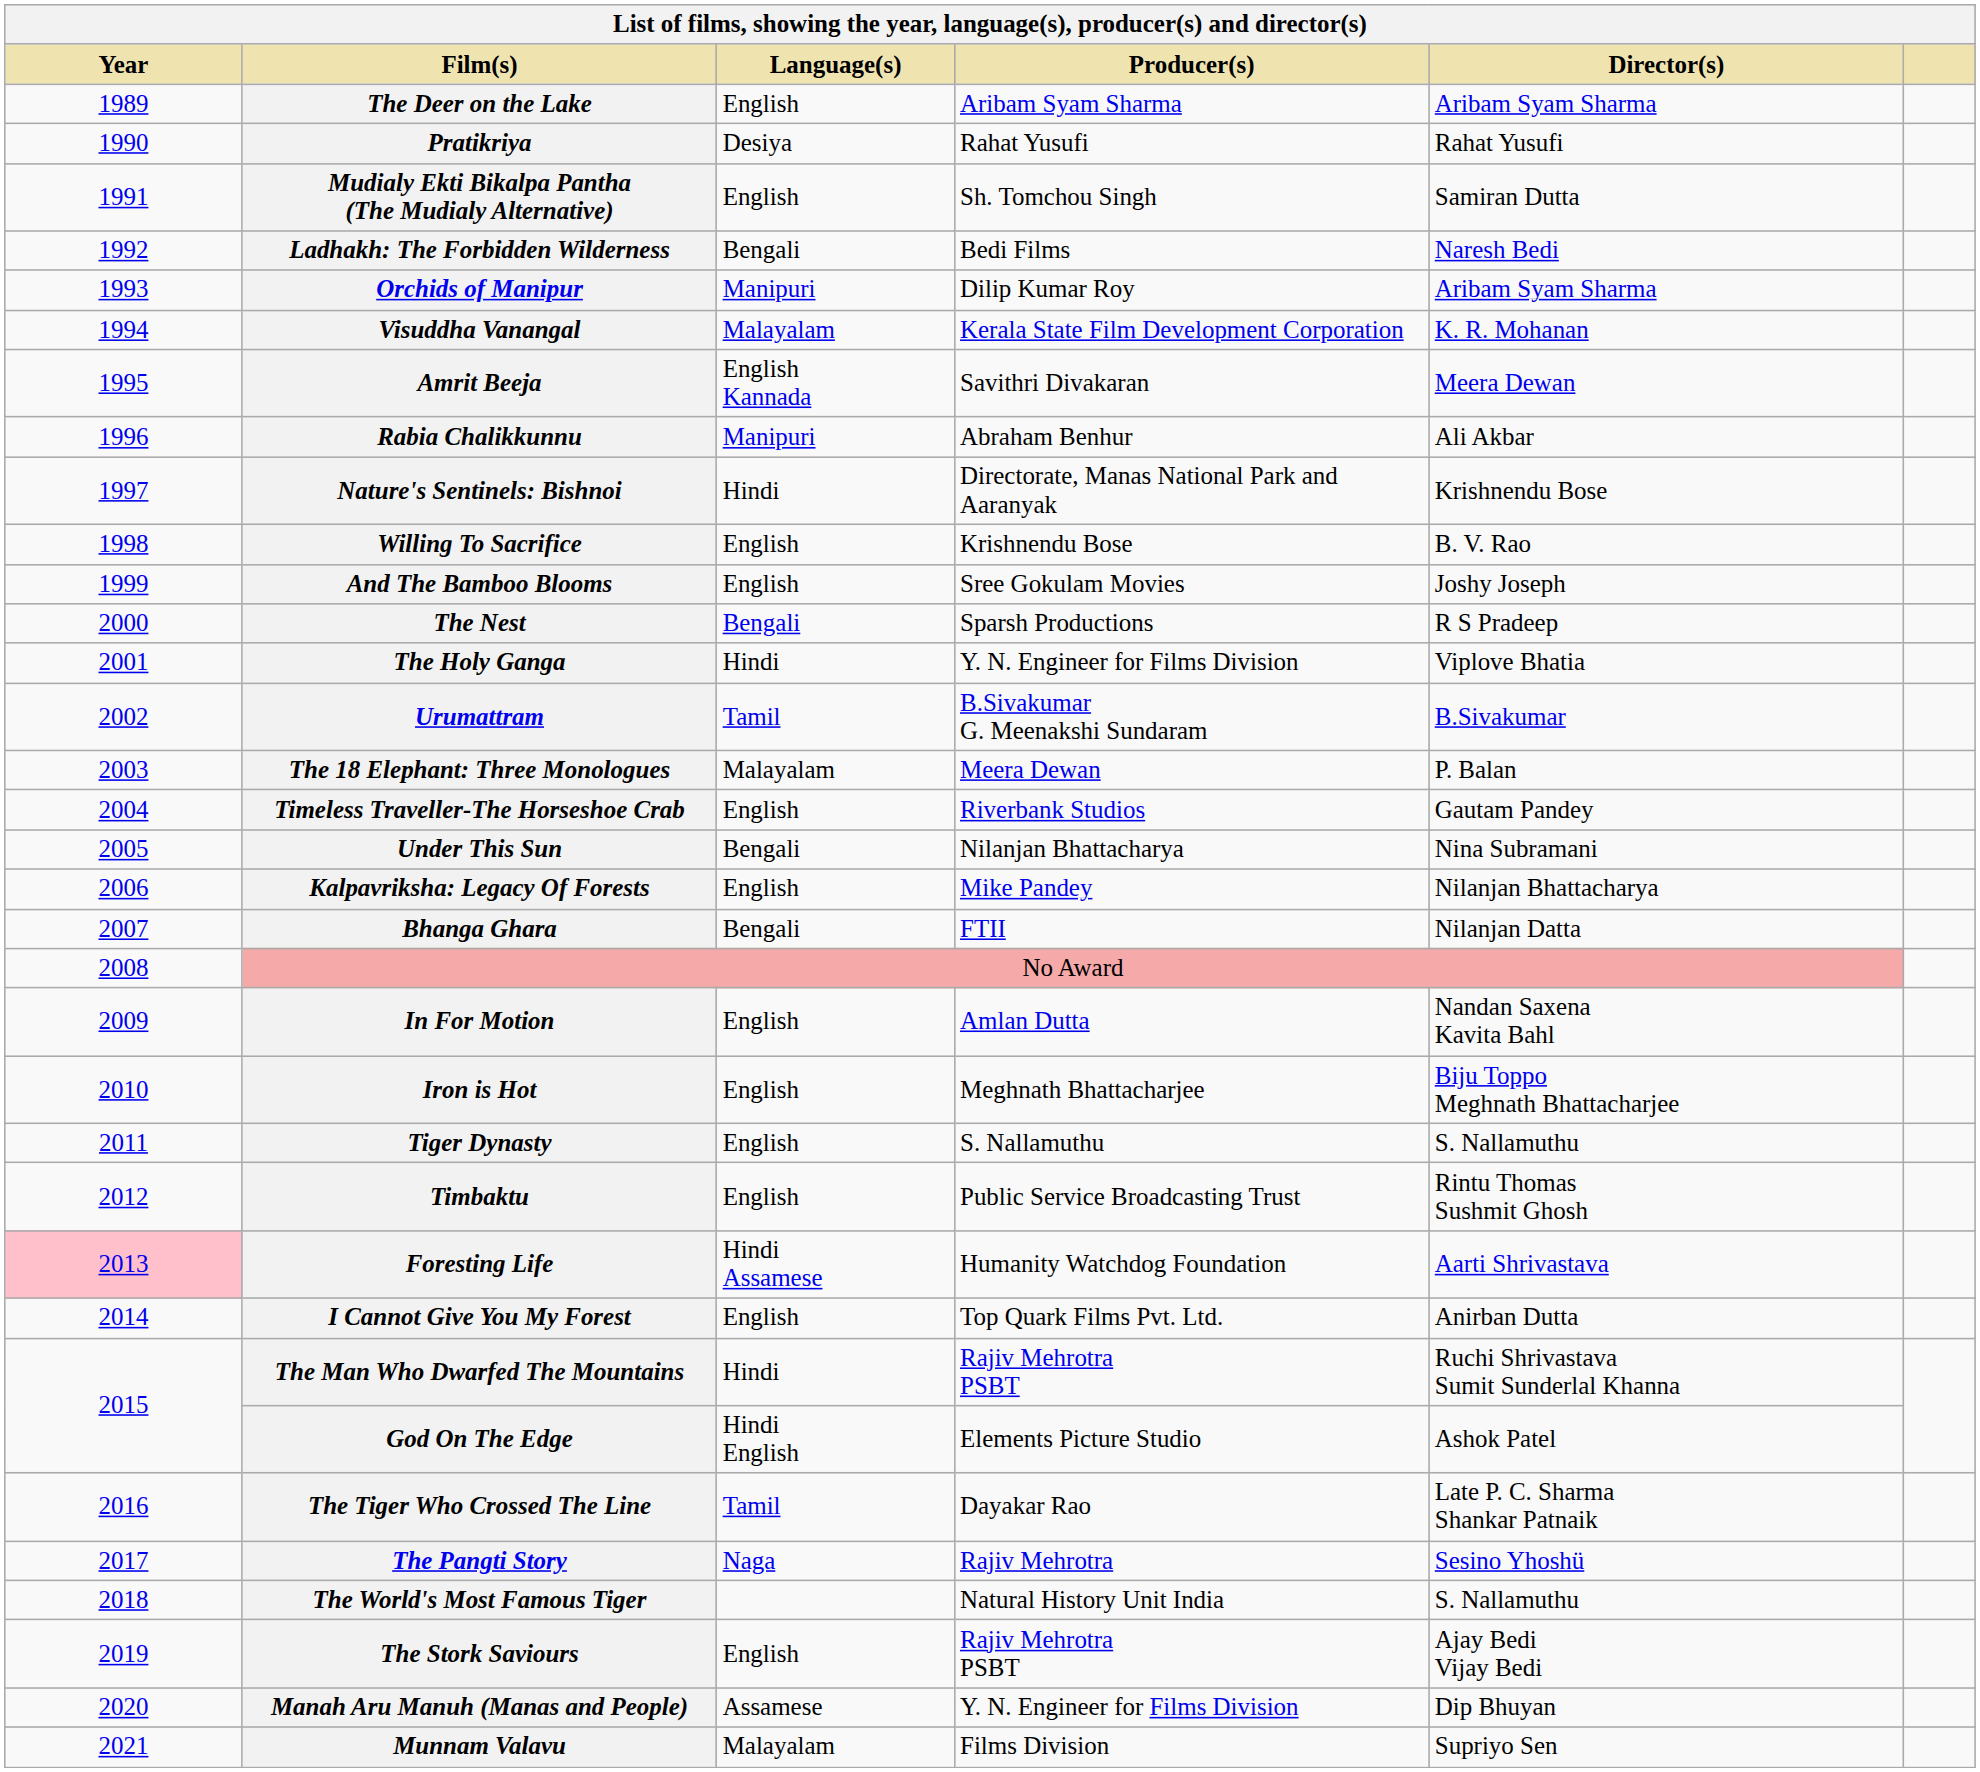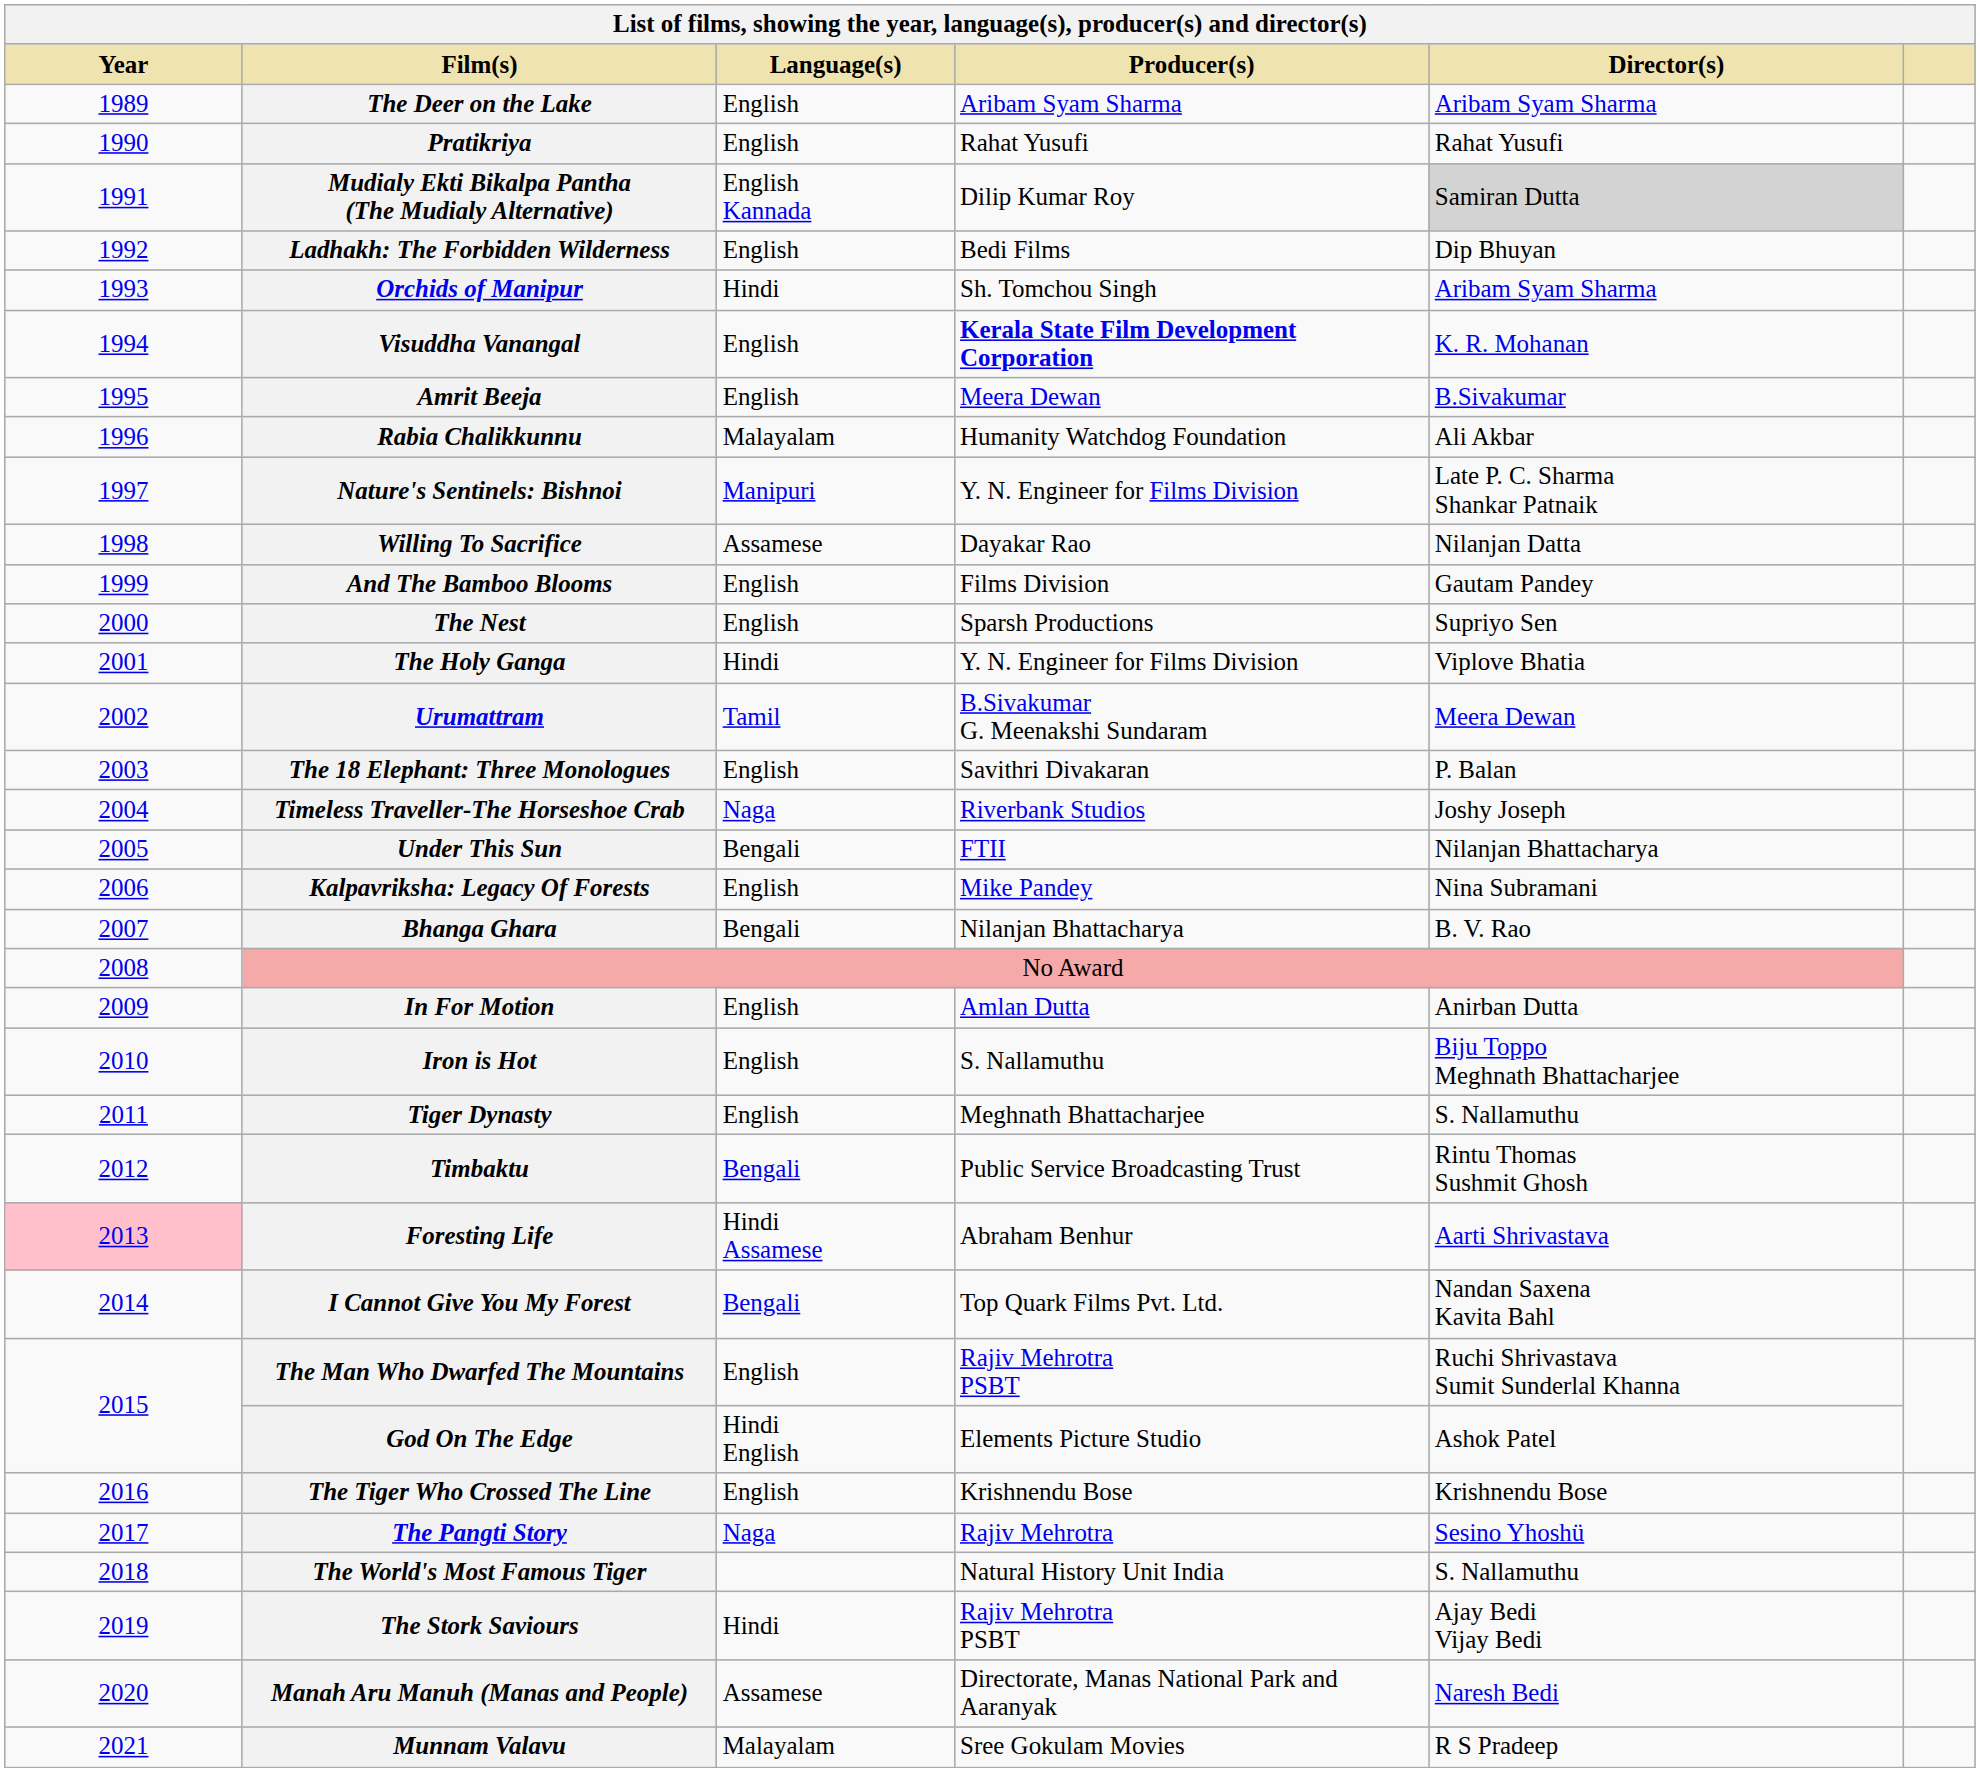(757, 143) Desiya -> (761, 143) English
(761, 196) English -> (767, 196) English Kannada
(1058, 196) Sh. Tomchou Singh -> (1047, 196) Dilip Kumar Roy
(1507, 196) no background -> (1507, 196) lightgrey background
(761, 250) Bengali -> (761, 250) English
(1497, 250) Naresh Bedi -> (1495, 250) Dip Bhuyan
(769, 289) Manipuri -> (751, 289) Hindi
(1047, 289) Dilip Kumar Roy -> (1058, 289) Sh. Tomchou Singh
(779, 329) Malayalam -> (761, 343) English
(1182, 329) normal -> (1128, 343) bold
(767, 383) English Kannada -> (761, 397) English
(1055, 383) Savithri Divakaran -> (1030, 397) Meera Dewan
(1505, 383) Meera Dewan -> (1500, 397) B.Sivakumar
(769, 436) Manipuri -> (779, 436) Malayalam
(1046, 436) Abraham Benhur -> (1123, 436) Humanity Watchdog Foundation
(751, 490) Hindi -> (769, 490) Manipuri
(1149, 490) Directorate, Manas National Park and Aaranyak -> (1129, 490) Y. N. Engineer for Films Division
(1521, 490) Krishnendu Bose -> (1525, 490) Late P. C. Sharma Shankar Patnaik
(761, 543) English -> (773, 543) Assamese
(1046, 543) Krishnendu Bose -> (1026, 543) Dayakar Rao
(1483, 543) B. V. Rao -> (1508, 543) Nilanjan Datta
(1072, 583) Sree Gokulam Movies -> (1035, 583) Films Division
(1500, 583) Joshy Joseph -> (1514, 583) Gautam Pandey
(761, 623) Bengali -> (761, 623) English
(1496, 623) R S Pradeep -> (1496, 623) Supriyo Sen
(1500, 716) B.Sivakumar -> (1505, 716) Meera Dewan
(779, 769) Malayalam -> (761, 769) English
(1030, 769) Meera Dewan -> (1055, 769) Savithri Divakaran
(761, 809) English -> (749, 809) Naga
(1514, 809) Gautam Pandey -> (1500, 809) Joshy Joseph
(1072, 849) Nilanjan Bhattacharya -> (983, 849) FTII
(1516, 849) Nina Subramani -> (1547, 849) Nilanjan Bhattacharya
(1547, 888) Nilanjan Bhattacharya -> (1516, 888) Nina Subramani
(983, 928) FTII -> (1072, 928) Nilanjan Bhattacharya
(1508, 928) Nilanjan Datta -> (1483, 928) B. V. Rao
(1513, 1021) Nandan Saxena Kavita Bahl -> (1507, 1007) Anirban Dutta
(1082, 1089) Meghnath Bhattacharjee -> (1032, 1061) S. Nallamuthu
(1032, 1142) S. Nallamuthu -> (1082, 1114) Meghnath Bhattacharjee
(761, 1196) English -> (761, 1168) Bengali
(1123, 1264) Humanity Watchdog Foundation -> (1046, 1236) Abraham Benhur
(761, 1317) English -> (761, 1303) Bengali
(1507, 1317) Anirban Dutta -> (1513, 1303) Nandan Saxena Kavita Bahl
(751, 1371) Hindi -> (761, 1371) English
(752, 1506) Tamil -> (761, 1492) English
(1026, 1506) Dayakar Rao -> (1046, 1492) Krishnendu Bose
(1525, 1506) Late P. C. Sharma Shankar Patnaik -> (1521, 1492) Krishnendu Bose
(761, 1653) English -> (751, 1625) Hindi
(1129, 1707) Y. N. Engineer for Films Division -> (1149, 1693) Directorate, Manas National Park and Aaranyak
(1495, 1707) Dip Bhuyan -> (1497, 1693) Naresh Bedi
(1035, 1746) Films Division -> (1072, 1746) Sree Gokulam Movies
(1496, 1746) Supriyo Sen -> (1496, 1746) R S Pradeep
